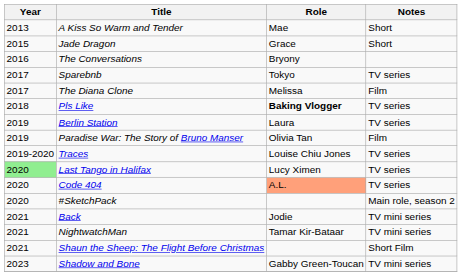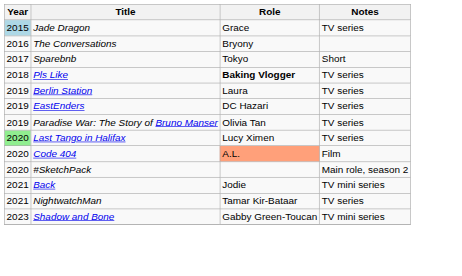- row: (121, 28)
(18, 43) no background -> (18, 28) lightblue background
(380, 43) Short -> (343, 28) TV series
(389, 75) TV series -> (334, 59) Short
- row: (96, 91)
+ row: (59, 106)
(378, 138) Film -> (343, 122) TV series
- row: (73, 153)
(389, 185) TV series -> (331, 153) Film
(400, 232) TV mini series -> (343, 201) TV series
- row: (161, 248)
